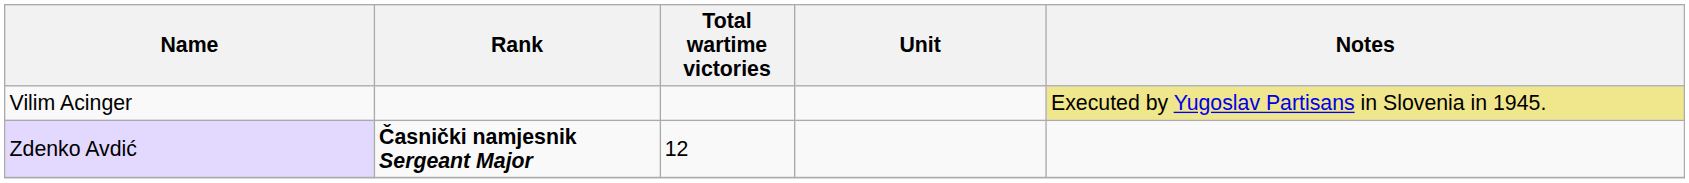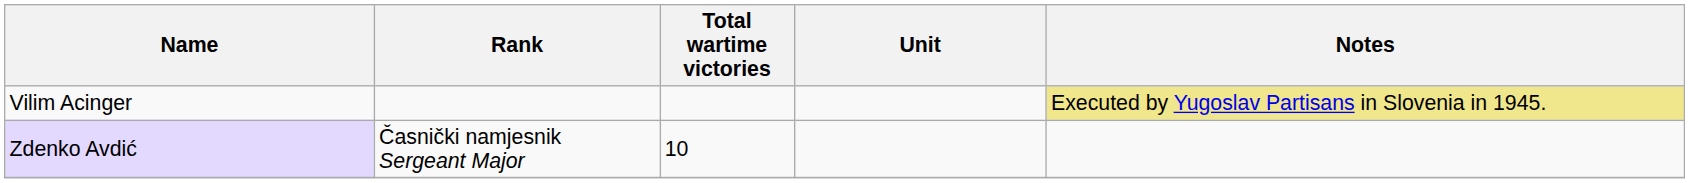(478, 148) bold -> (470, 148) normal
(677, 148) 12 -> (677, 148) 10
